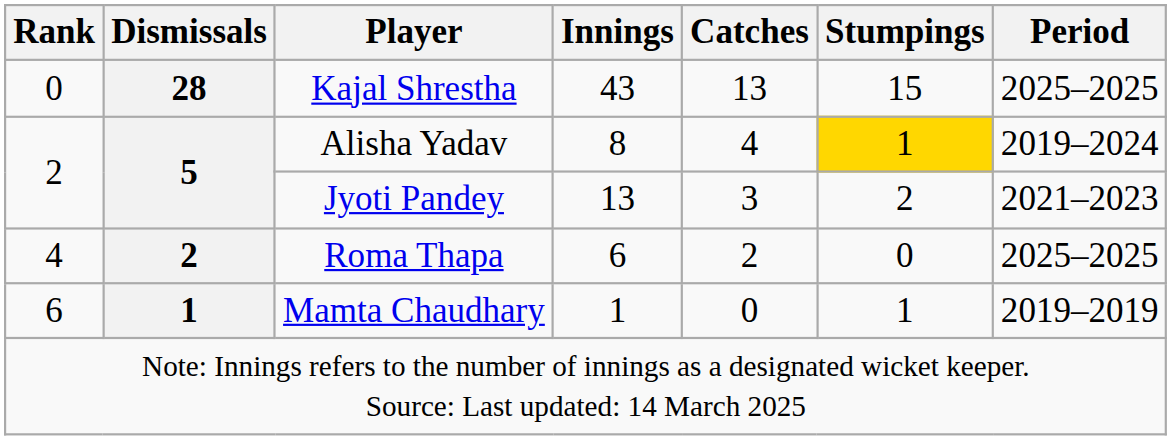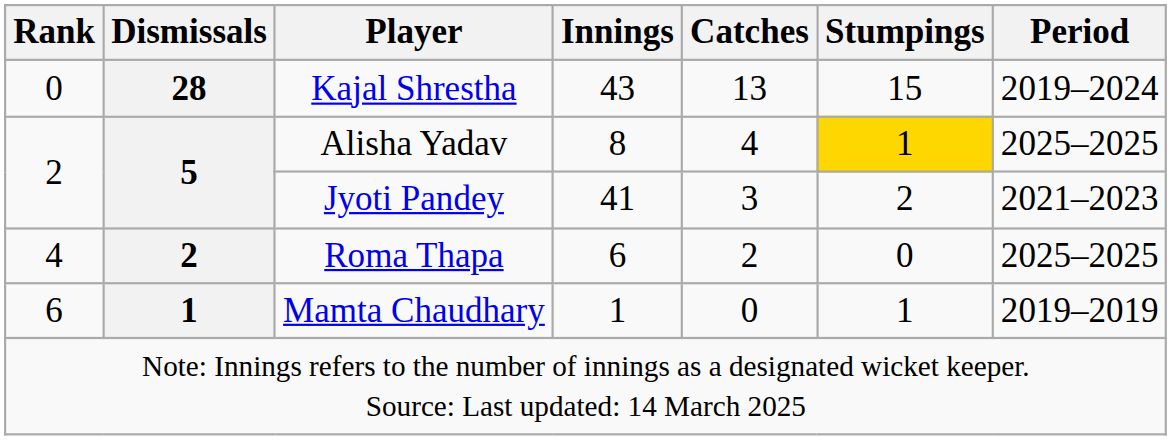(1080, 87) 2025–2025 -> (1080, 87) 2019–2024
(1080, 143) 2019–2024 -> (1080, 143) 2025–2025
(617, 198) 13 -> (617, 198) 41
